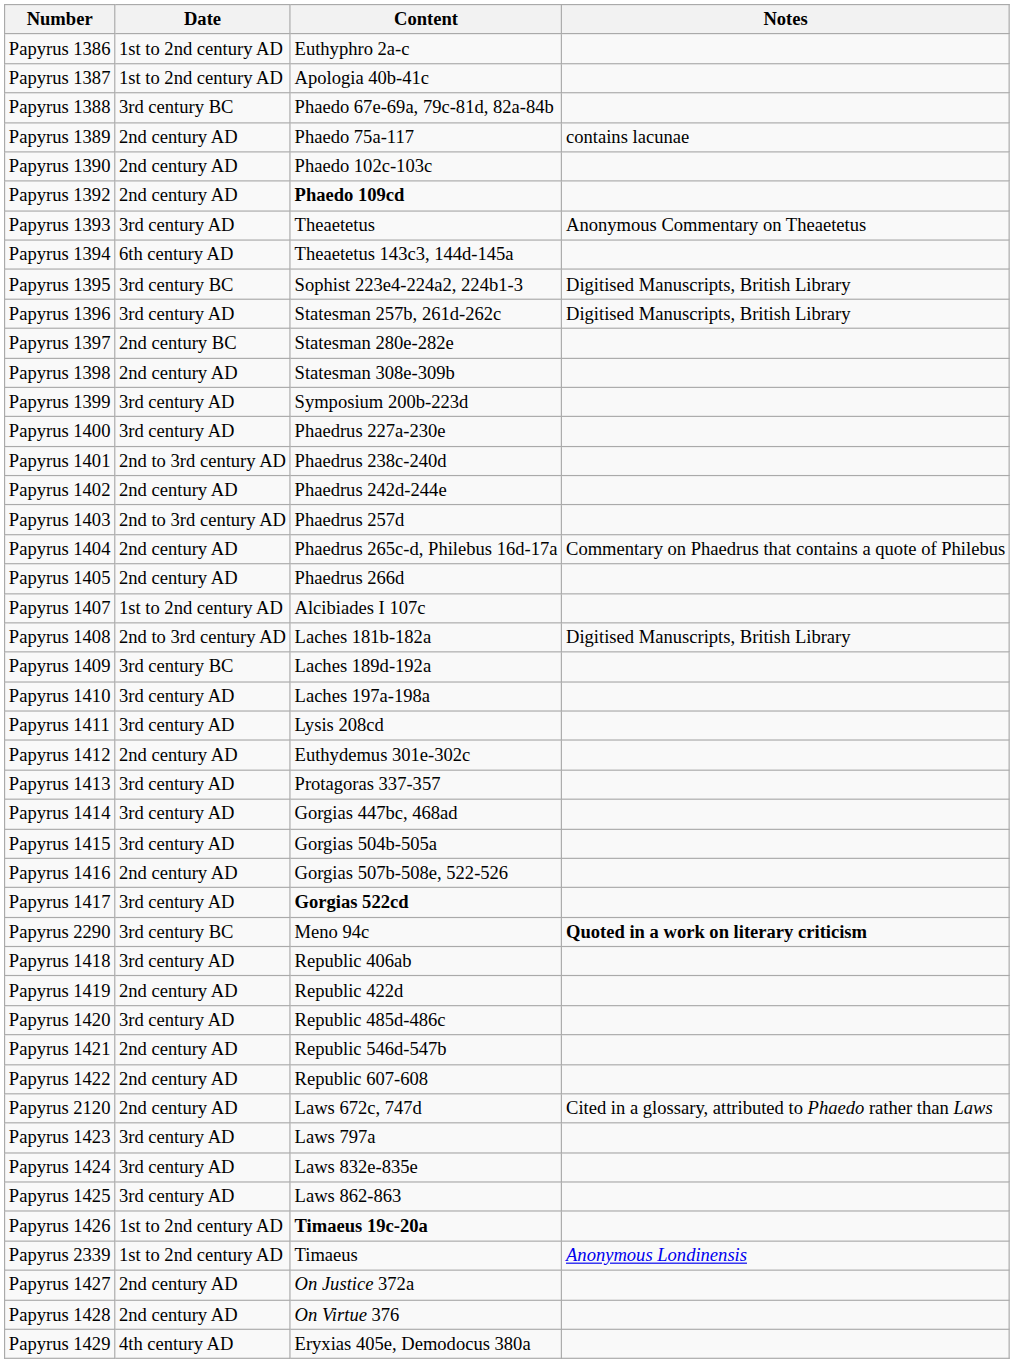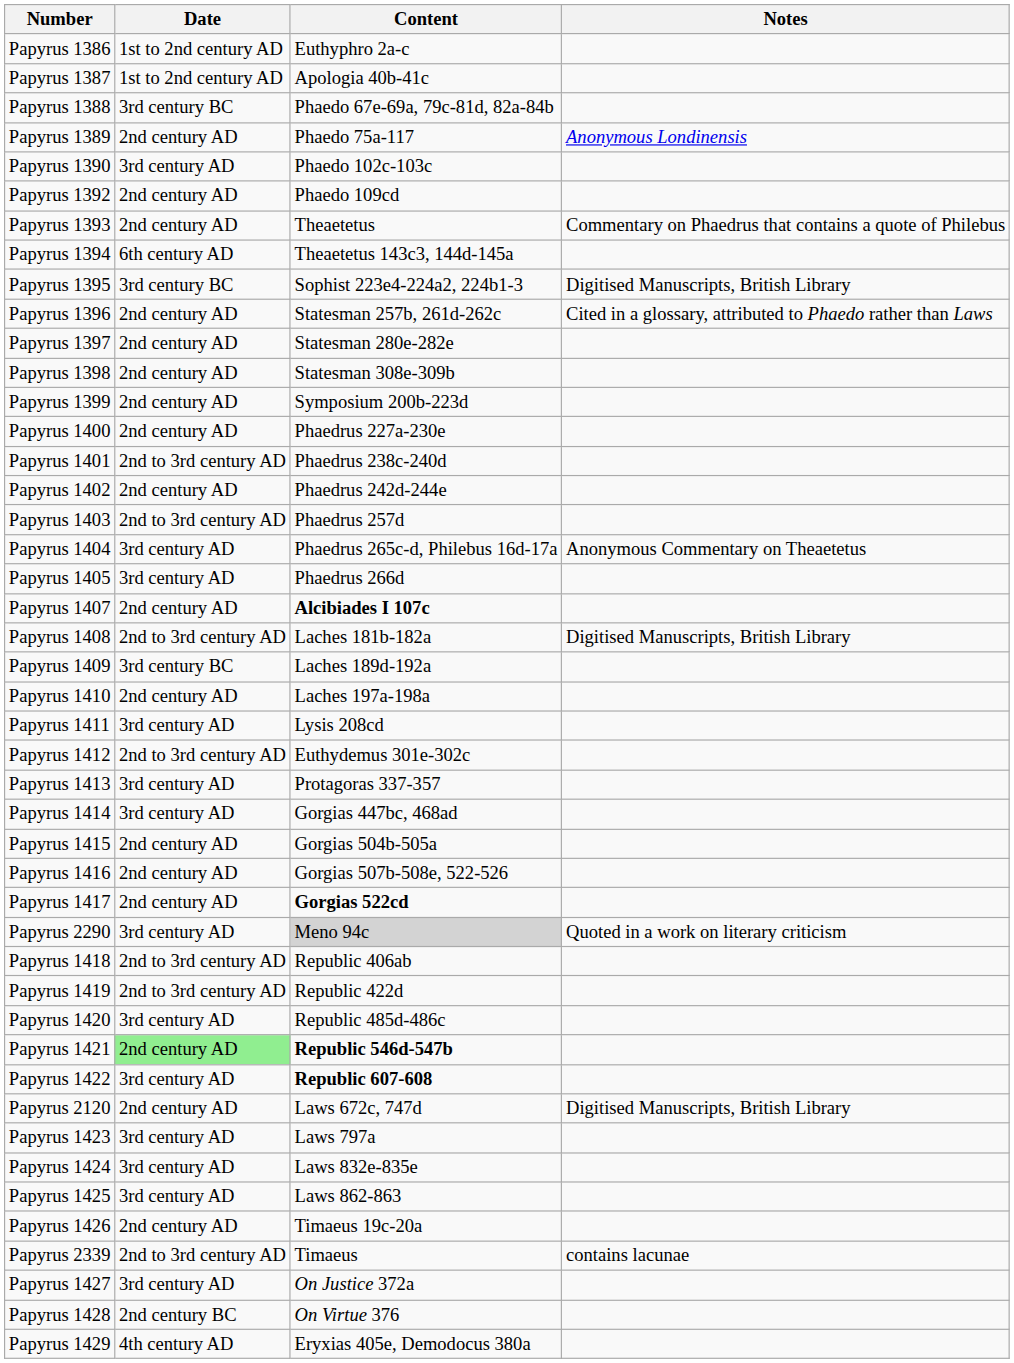(628, 136) contains lacunae -> (656, 136) Anonymous Londinensis
(178, 166) 2nd century AD -> (177, 166) 3rd century AD
(349, 195) bold -> (347, 195) normal
(177, 225) 3rd century AD -> (178, 225) 2nd century AD
(716, 225) Anonymous Commentary on Theaetetus -> (786, 225) Commentary on Phaedrus that contains a quote of Philebus
(177, 313) 3rd century AD -> (178, 313) 2nd century AD
(708, 313) Digitised Manuscripts, British Library -> (779, 313) Cited in a glossary, attributed to Phaedo rather than Laws
(178, 343) 2nd century BC -> (178, 343) 2nd century AD
(177, 401) 3rd century AD -> (178, 401) 2nd century AD
(177, 431) 3rd century AD -> (178, 431) 2nd century AD
(178, 549) 2nd century AD -> (177, 549) 3rd century AD
(786, 549) Commentary on Phaedrus that contains a quote of Philebus -> (716, 549) Anonymous Commentary on Theaetetus
(178, 578) 2nd century AD -> (177, 578) 3rd century AD
(201, 607) 1st to 2nd century AD -> (178, 607) 2nd century AD
(360, 607) normal -> (362, 607) bold
(177, 696) 3rd century AD -> (178, 696) 2nd century AD
(178, 755) 2nd century AD -> (202, 755) 2nd to 3rd century AD
(177, 843) 3rd century AD -> (178, 843) 2nd century AD
(177, 902) 3rd century AD -> (178, 902) 2nd century AD
(176, 931) 3rd century BC -> (177, 931) 3rd century AD
(332, 931) no background -> (332, 931) lightgrey background
(717, 931) bold -> (706, 931) normal
(177, 961) 3rd century AD -> (202, 961) 2nd to 3rd century AD
(178, 990) 2nd century AD -> (202, 990) 2nd to 3rd century AD
(178, 1049) no background -> (178, 1049) lightgreen background
(371, 1049) normal -> (374, 1049) bold
(178, 1078) 2nd century AD -> (177, 1078) 3rd century AD
(361, 1078) normal -> (363, 1078) bold
(779, 1108) Cited in a glossary, attributed to Phaedo rather than Laws -> (708, 1108) Digitised Manuscripts, British Library
(201, 1226) 1st to 2nd century AD -> (178, 1226) 2nd century AD
(361, 1226) bold -> (358, 1226) normal
(201, 1255) 1st to 2nd century AD -> (202, 1255) 2nd to 3rd century AD
(656, 1255) Anonymous Londinensis -> (628, 1255) contains lacunae
(178, 1284) 2nd century AD -> (177, 1284) 3rd century AD
(178, 1314) 2nd century AD -> (178, 1314) 2nd century BC
